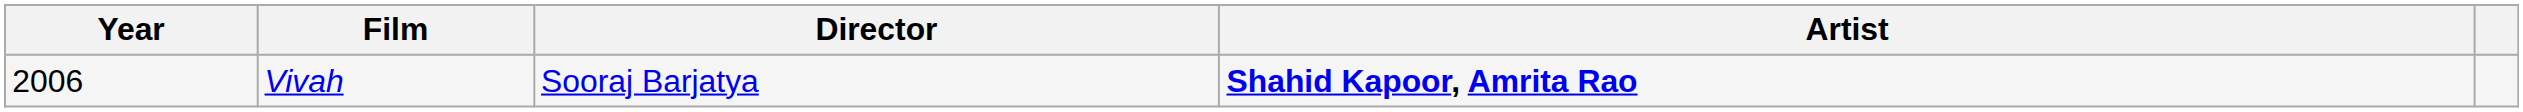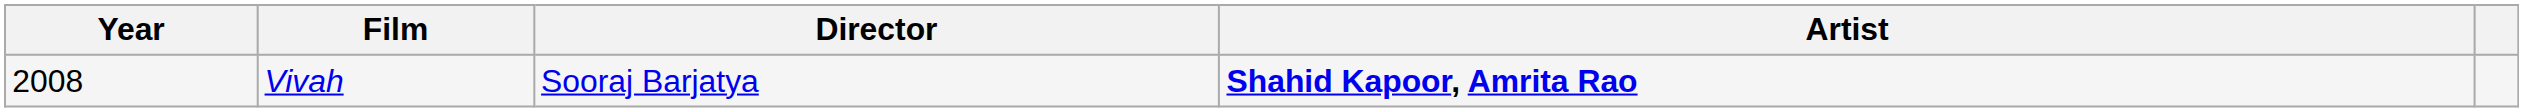(48, 80) 2006 -> (48, 80) 2008
